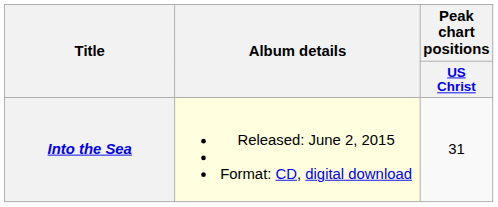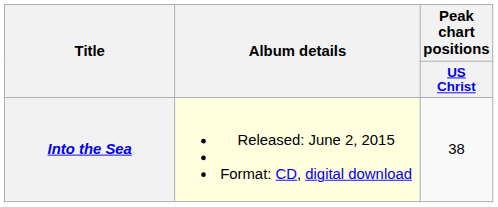(456, 149) 31 -> (456, 149) 38
